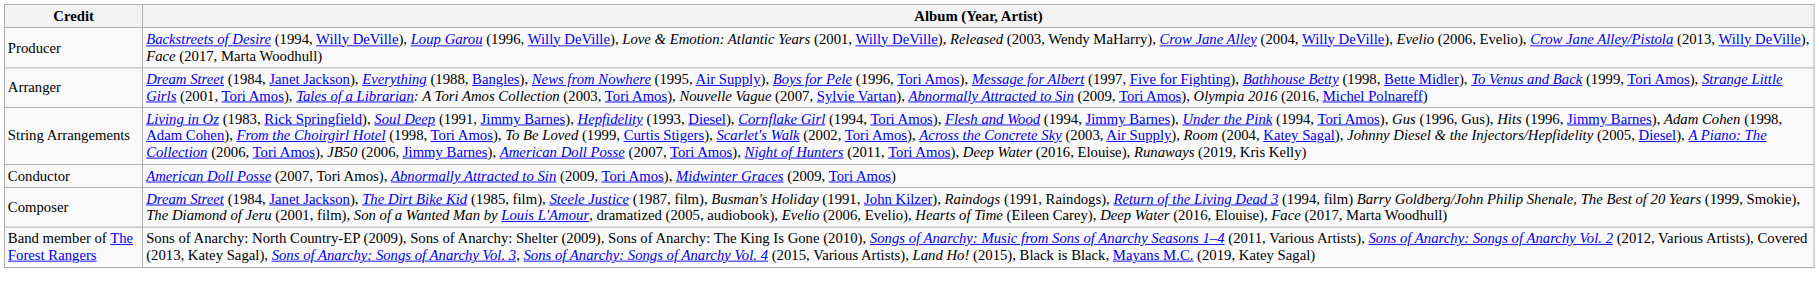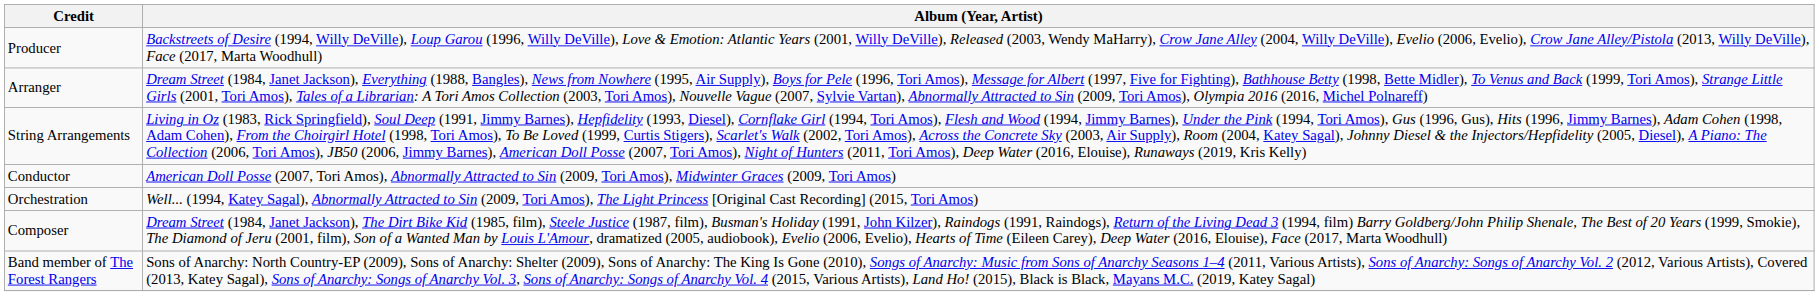+ row: (48, 199)
